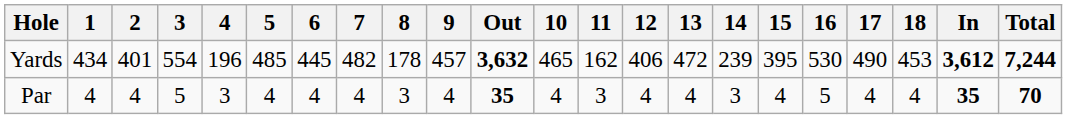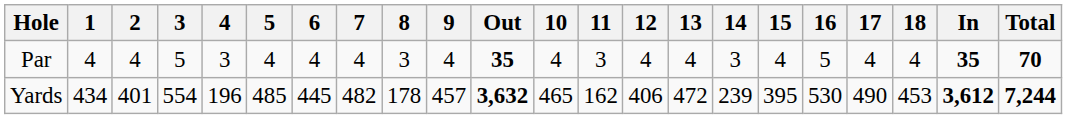rows swapped: (36, 58) <-> (36, 95)
